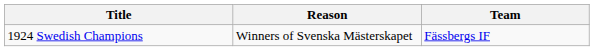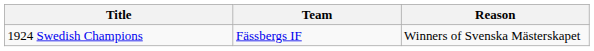columns swapped: (505, 14) <-> (327, 14)
